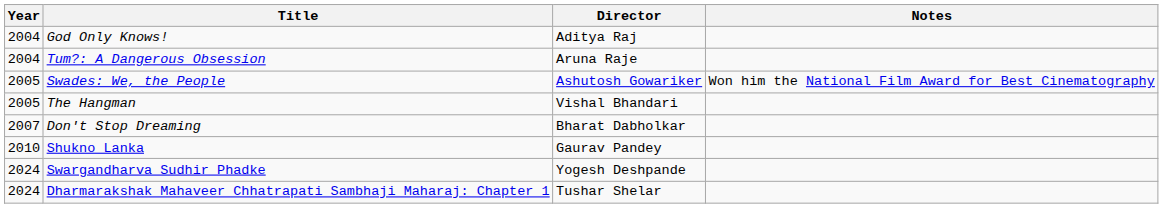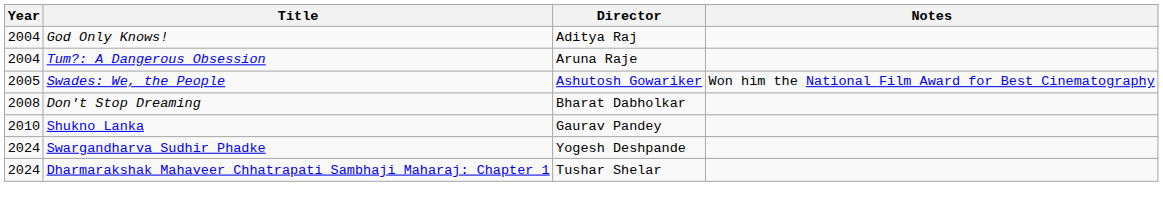- row: (91, 104)
(24, 126) 2007 -> (24, 104) 2008
